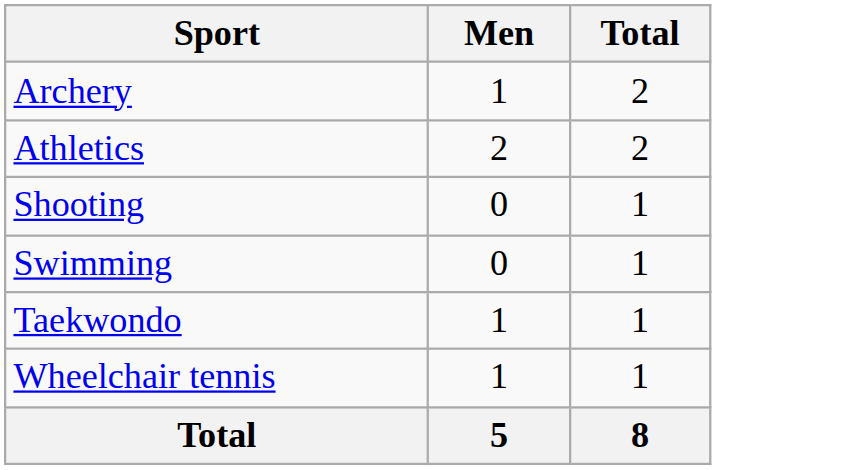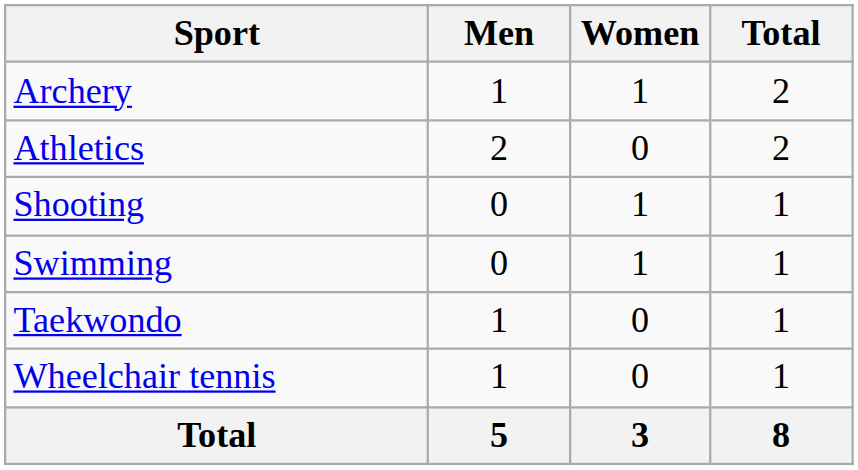+ column: (640, 33)
